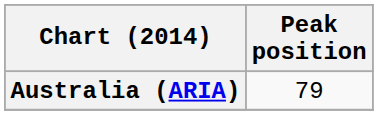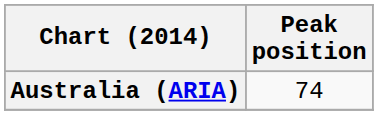(309, 91) 79 -> (309, 91) 74
